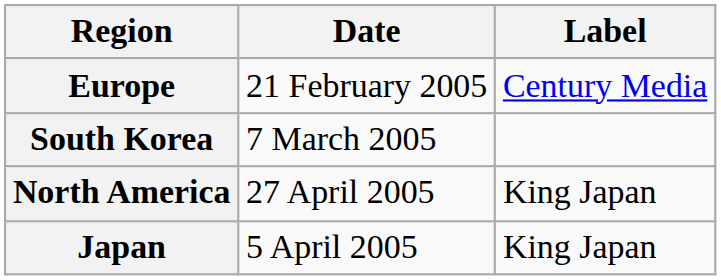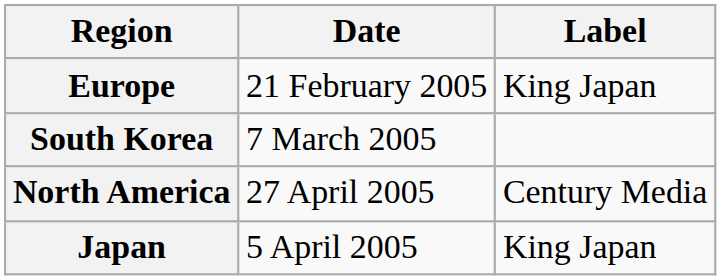(605, 85) Century Media -> (580, 85) King Japan
(580, 192) King Japan -> (605, 192) Century Media
